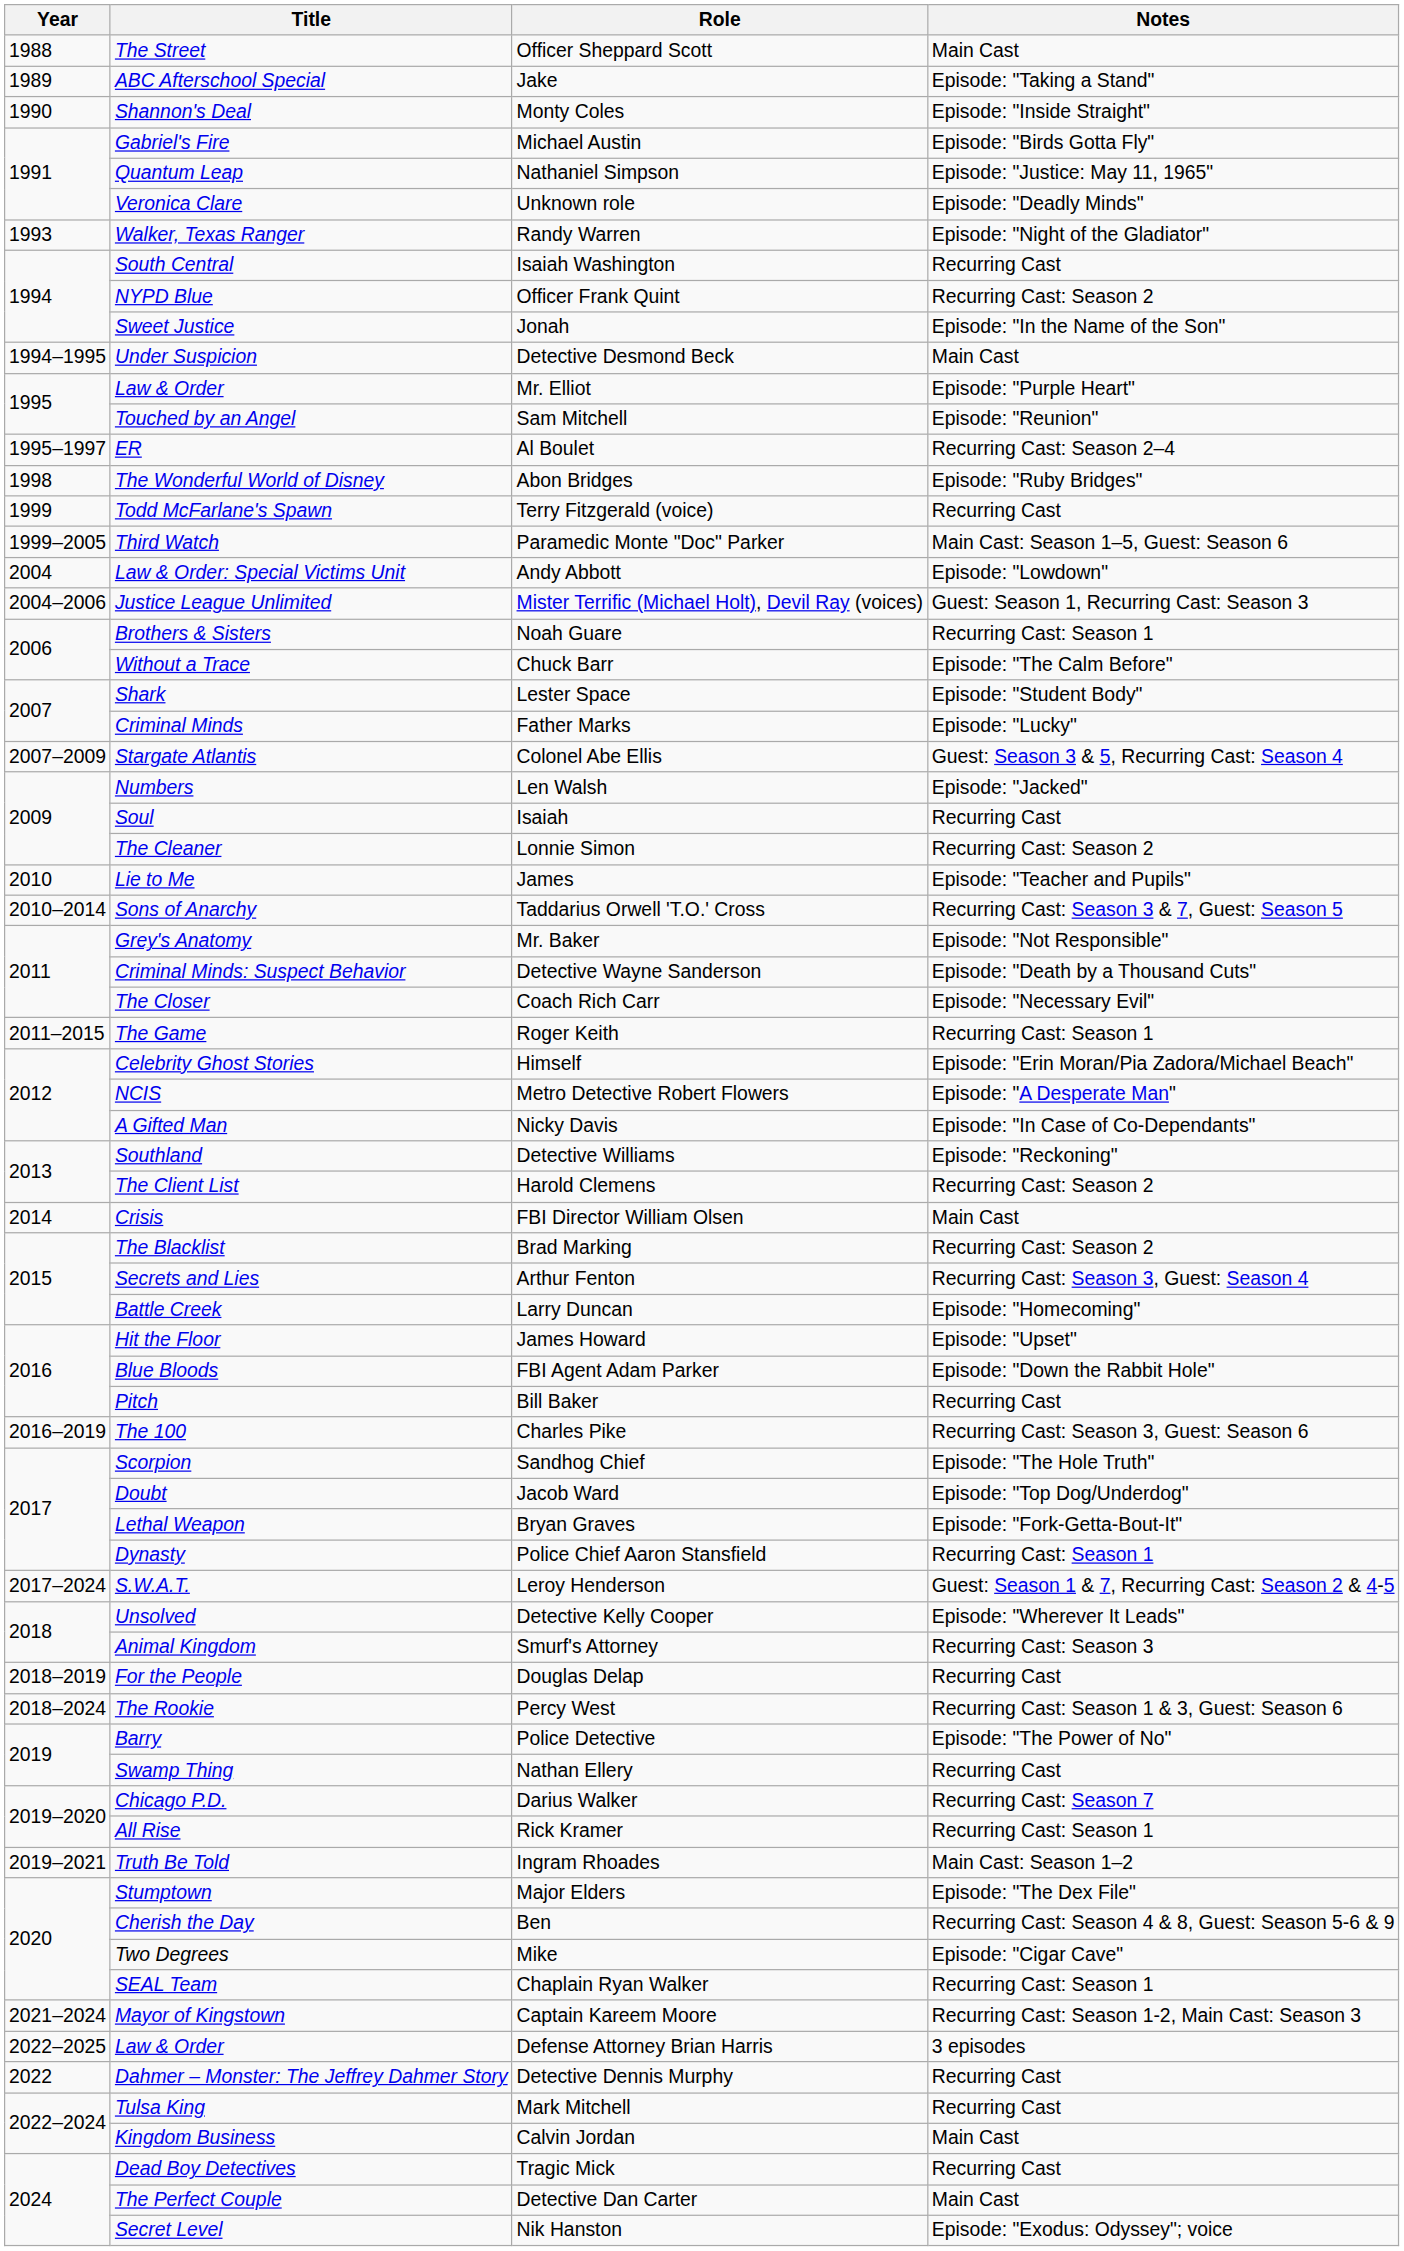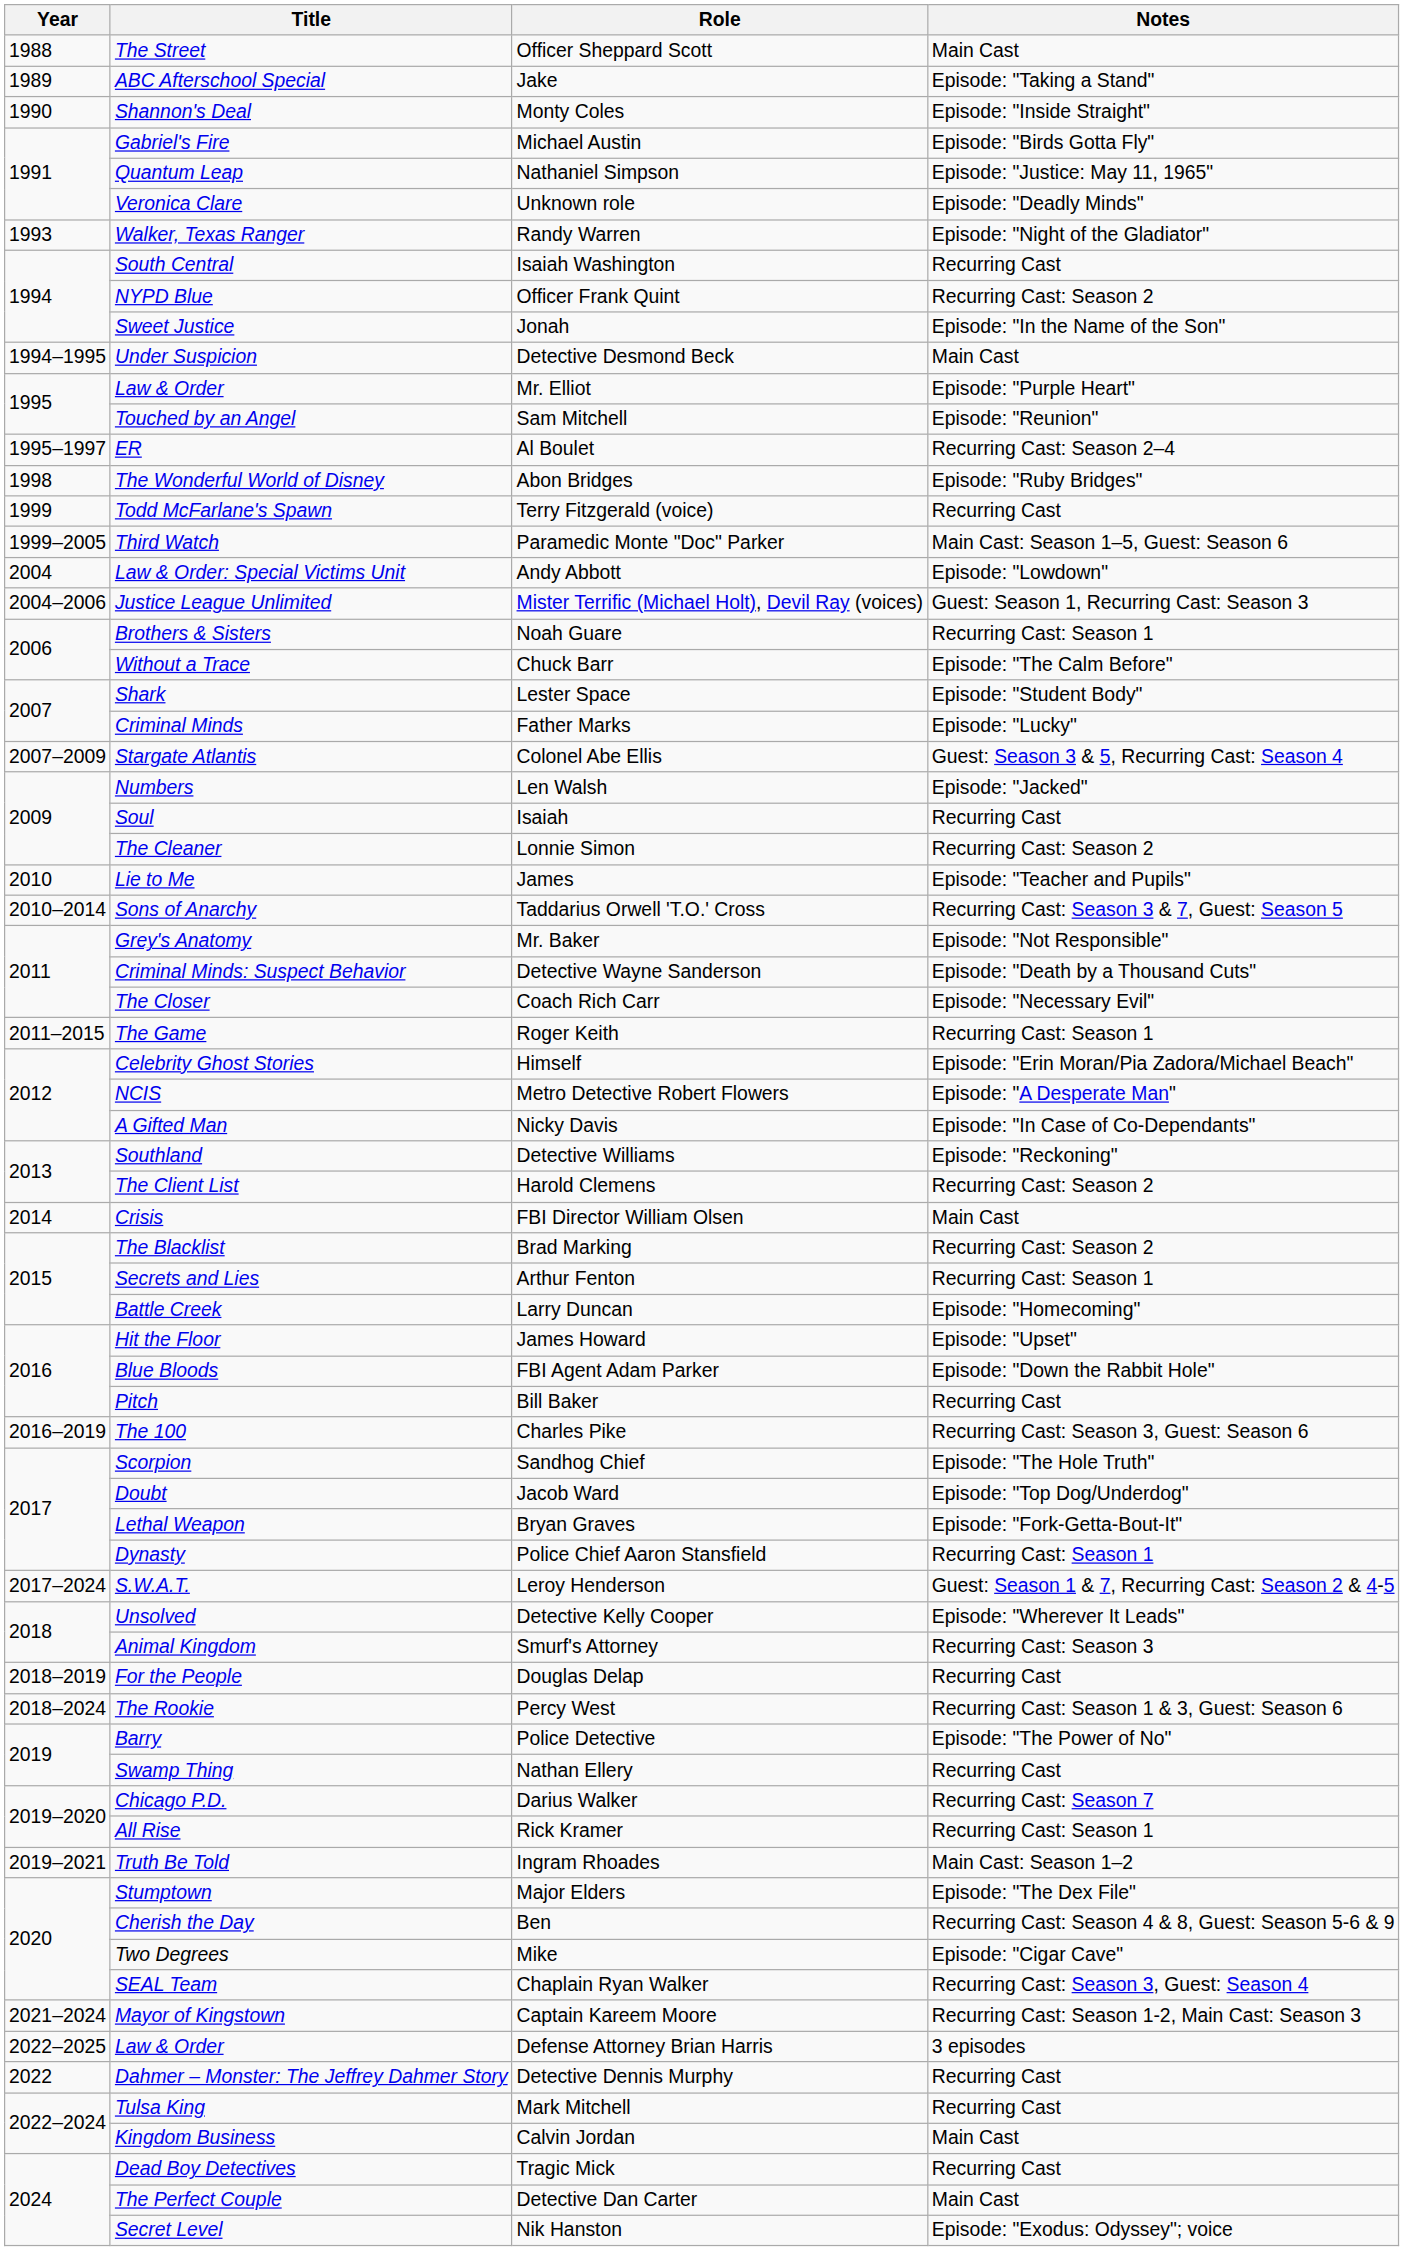(1120, 1278) Recurring Cast: Season 3, Guest: Season 4 -> (1043, 1278) Recurring Cast: Season 1
(1043, 1984) Recurring Cast: Season 1 -> (1120, 1984) Recurring Cast: Season 3, Guest: Season 4
